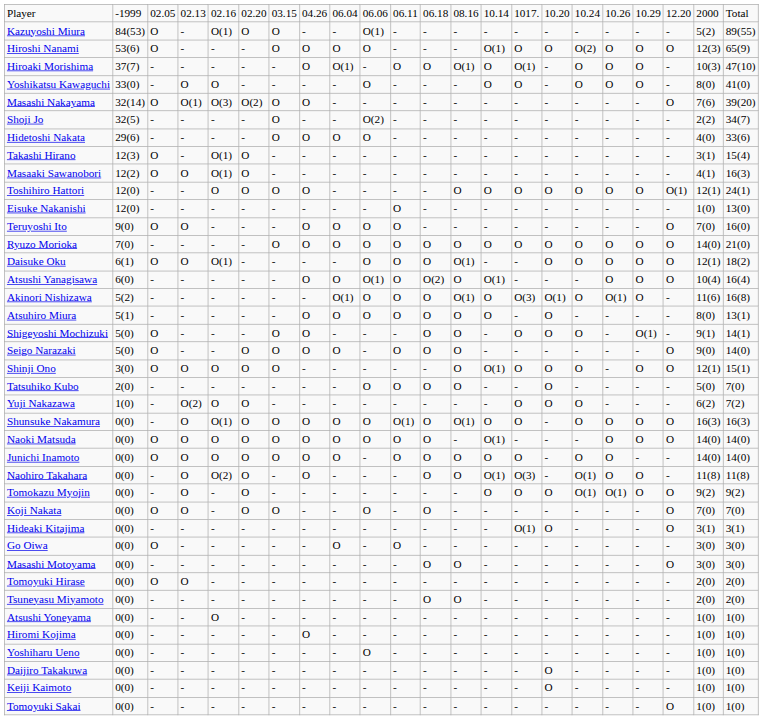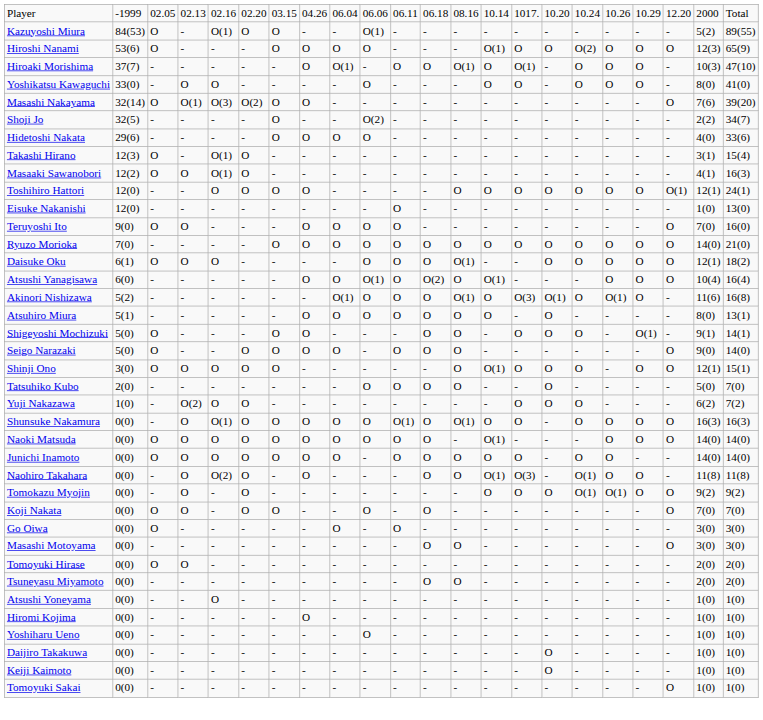(222, 262) O(1) -> (215, 262) O
- row: (46, 528)
